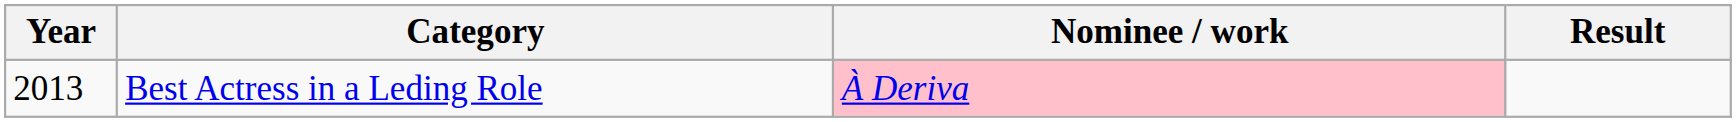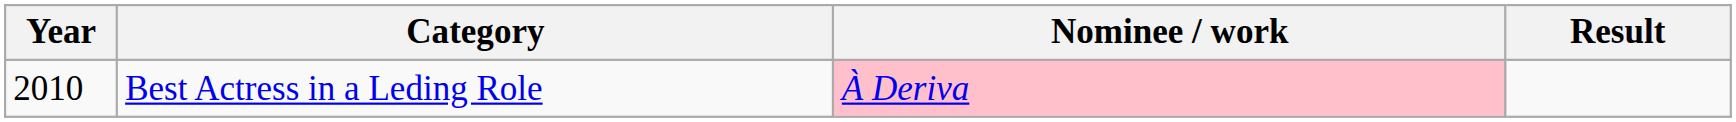(48, 87) 2013 -> (48, 87) 2010
